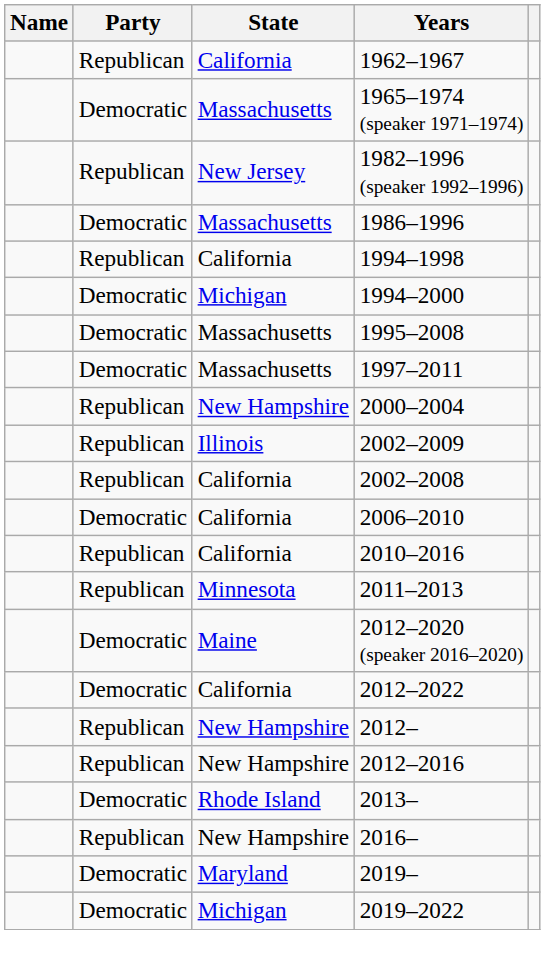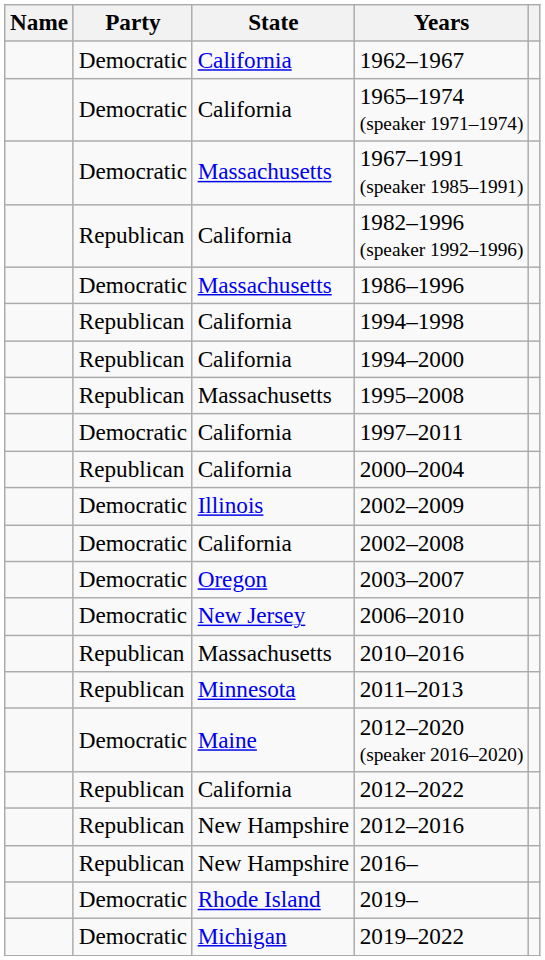(132, 59) Republican -> (133, 59) Democratic
(265, 109) Massachusetts -> (245, 109) California
+ row: (442, 172)
(251, 172) New Jersey -> (245, 235) California
(133, 295) Democratic -> (132, 358) Republican
(242, 295) Michigan -> (245, 358) California
(133, 332) Democratic -> (132, 395) Republican
(265, 369) Massachusetts -> (245, 432) California
(273, 406) New Hampshire -> (245, 469) California
(132, 443) Republican -> (133, 505) Democratic
(132, 479) Republican -> (133, 542) Democratic
+ row: (412, 579)
(245, 516) California -> (251, 616) New Jersey
(245, 553) California -> (265, 653) Massachusetts
(133, 689) Democratic -> (132, 789) Republican
- row: (389, 726)
- row: (389, 800)
(243, 873) Maryland -> (259, 899) Rhode Island
